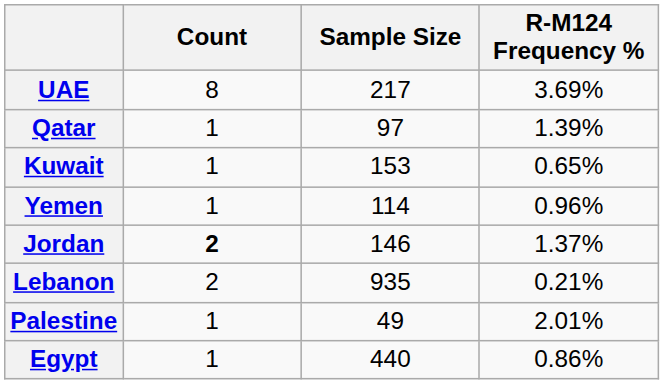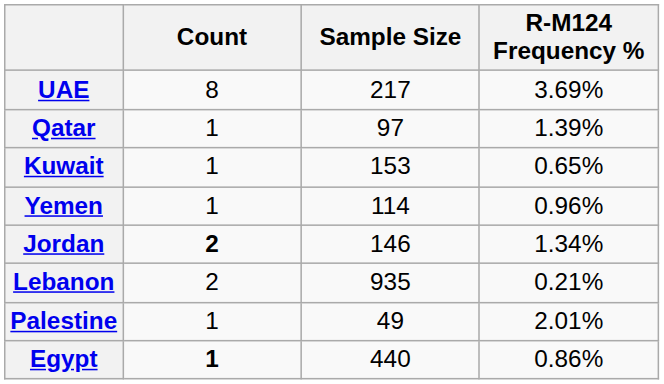(569, 243) 1.37% -> (569, 243) 1.34%
(212, 359) normal -> (212, 359) bold
